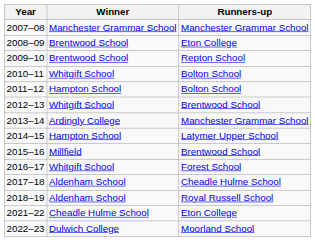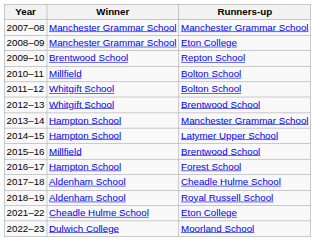(89, 43) Brentwood School -> (113, 43) Manchester Grammar School
(82, 74) Whitgift School -> (65, 74) Millfield
(85, 89) Hampton School -> (82, 89) Whitgift School
(85, 120) Ardingly College -> (85, 120) Hampton School
(82, 167) Whitgift School -> (85, 167) Hampton School
